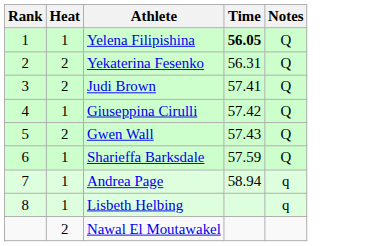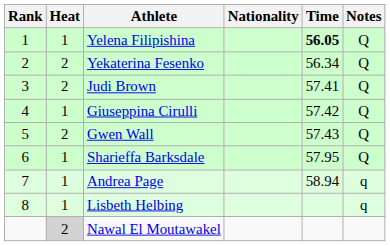+ column: (263, 16)
(244, 63) 56.31 -> (322, 63) 56.34
(244, 157) 57.59 -> (322, 157) 57.95
(65, 228) no background -> (65, 228) lightgrey background
